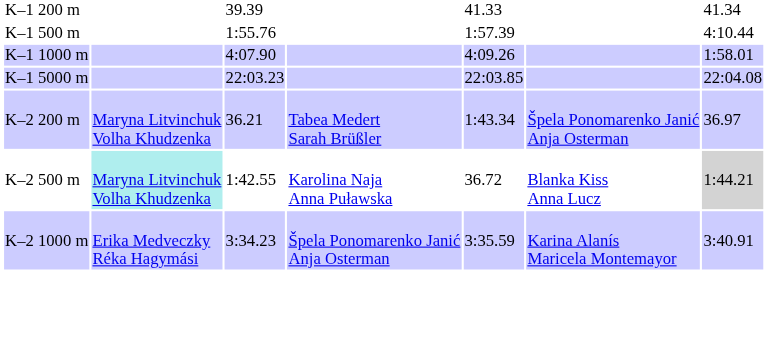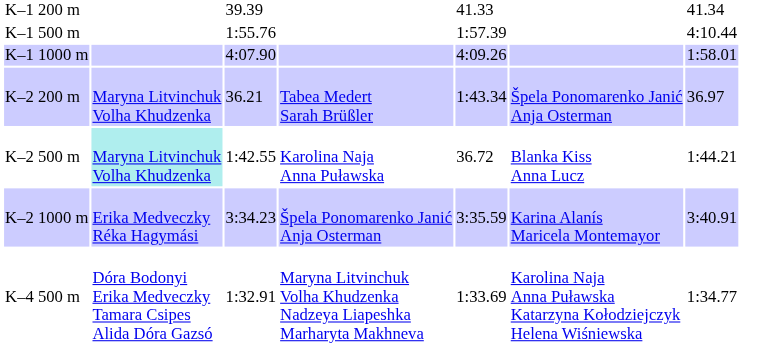- row: (47, 78)
(729, 180) lightgrey background -> (712, 157) no background
+ row: (43, 296)
